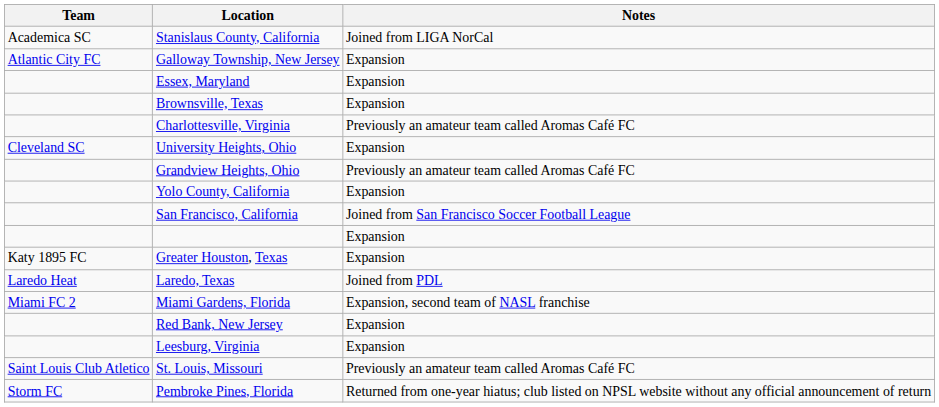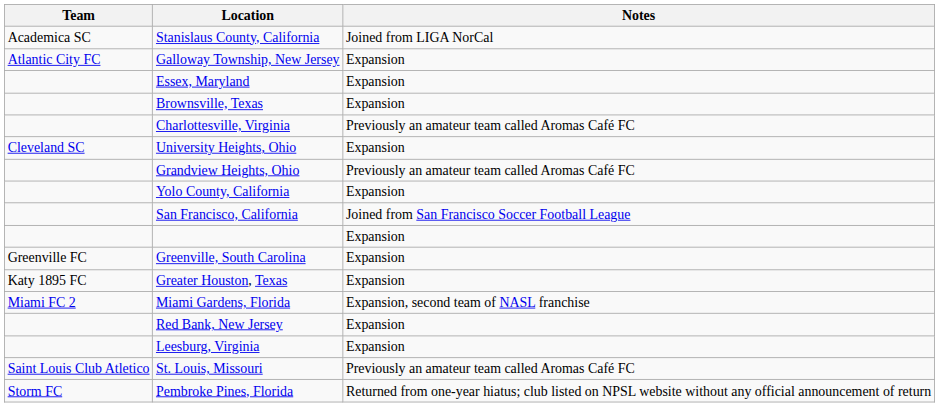+ row: (231, 258)
- row: (195, 280)
